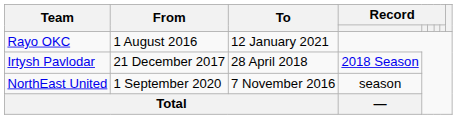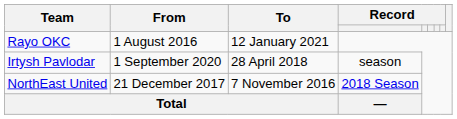(169, 62) 21 December 2017 -> (167, 62) 1 September 2020
(380, 62) 2018 Season -> (380, 62) season
(167, 83) 1 September 2020 -> (169, 83) 21 December 2017
(380, 83) season -> (380, 83) 2018 Season
